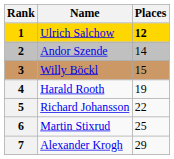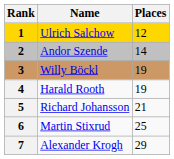(141, 32) bold -> (141, 32) normal
(141, 70) 15 -> (141, 70) 19
(141, 107) 22 -> (141, 107) 21
